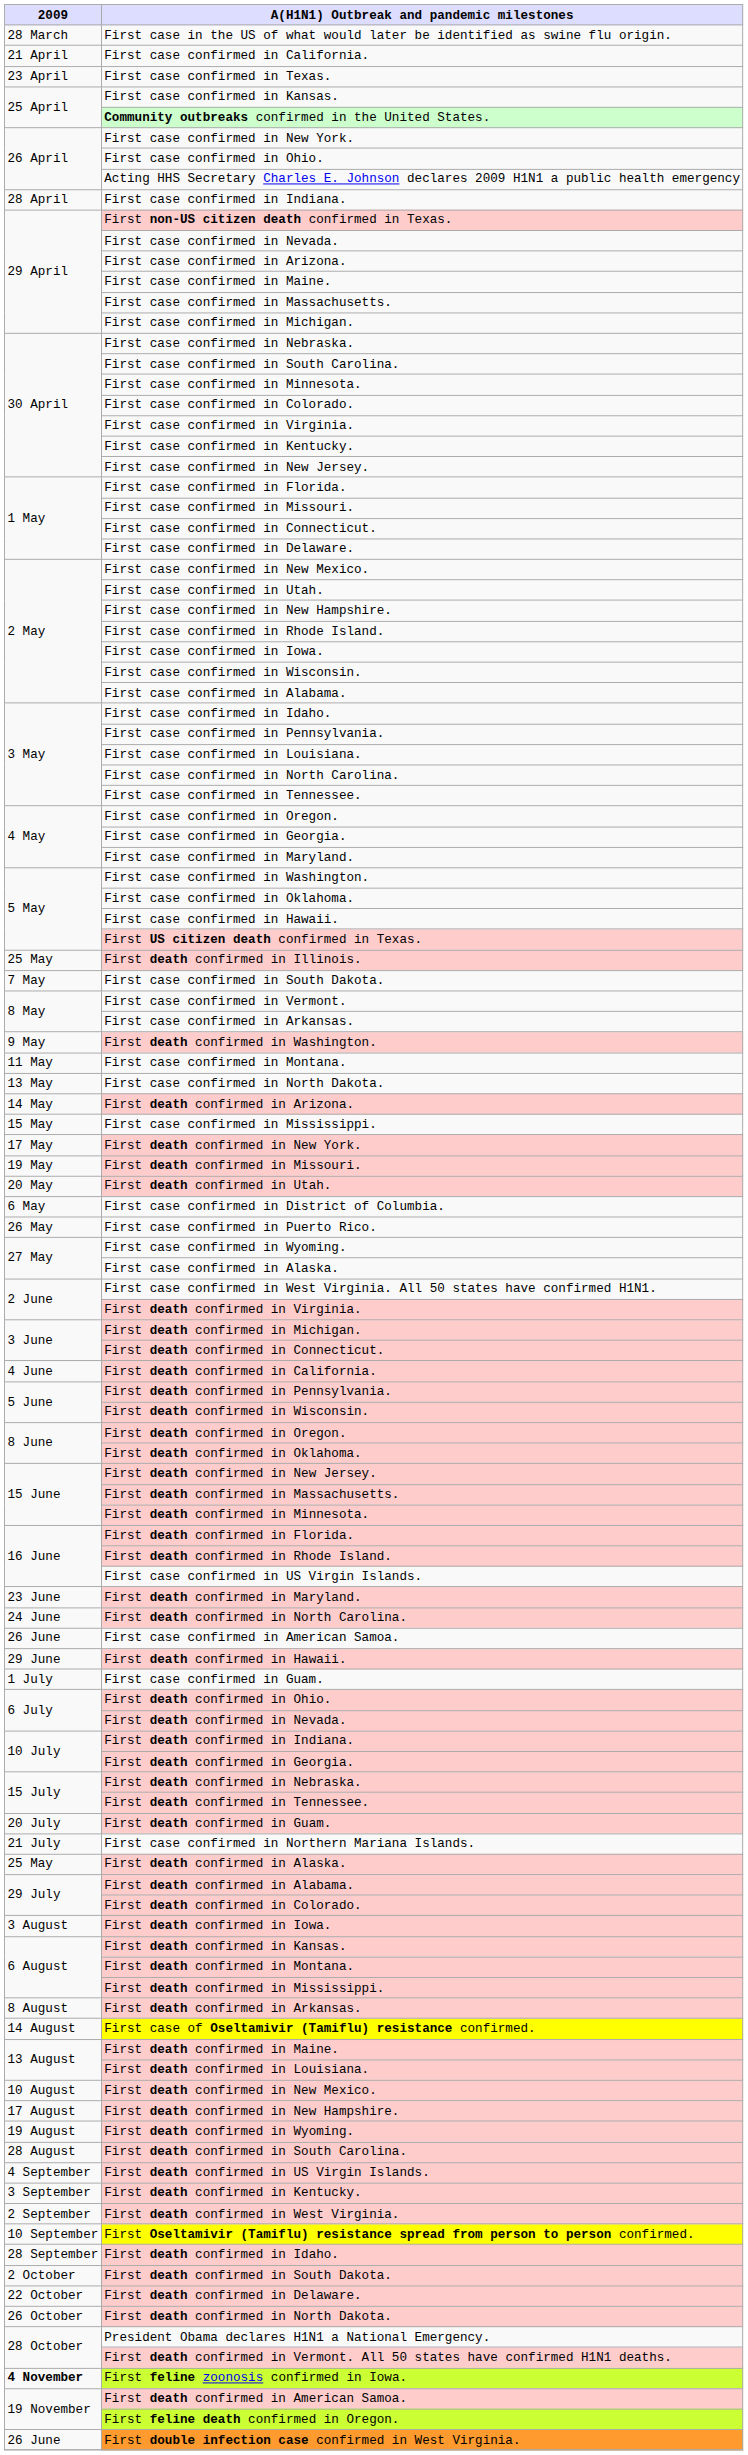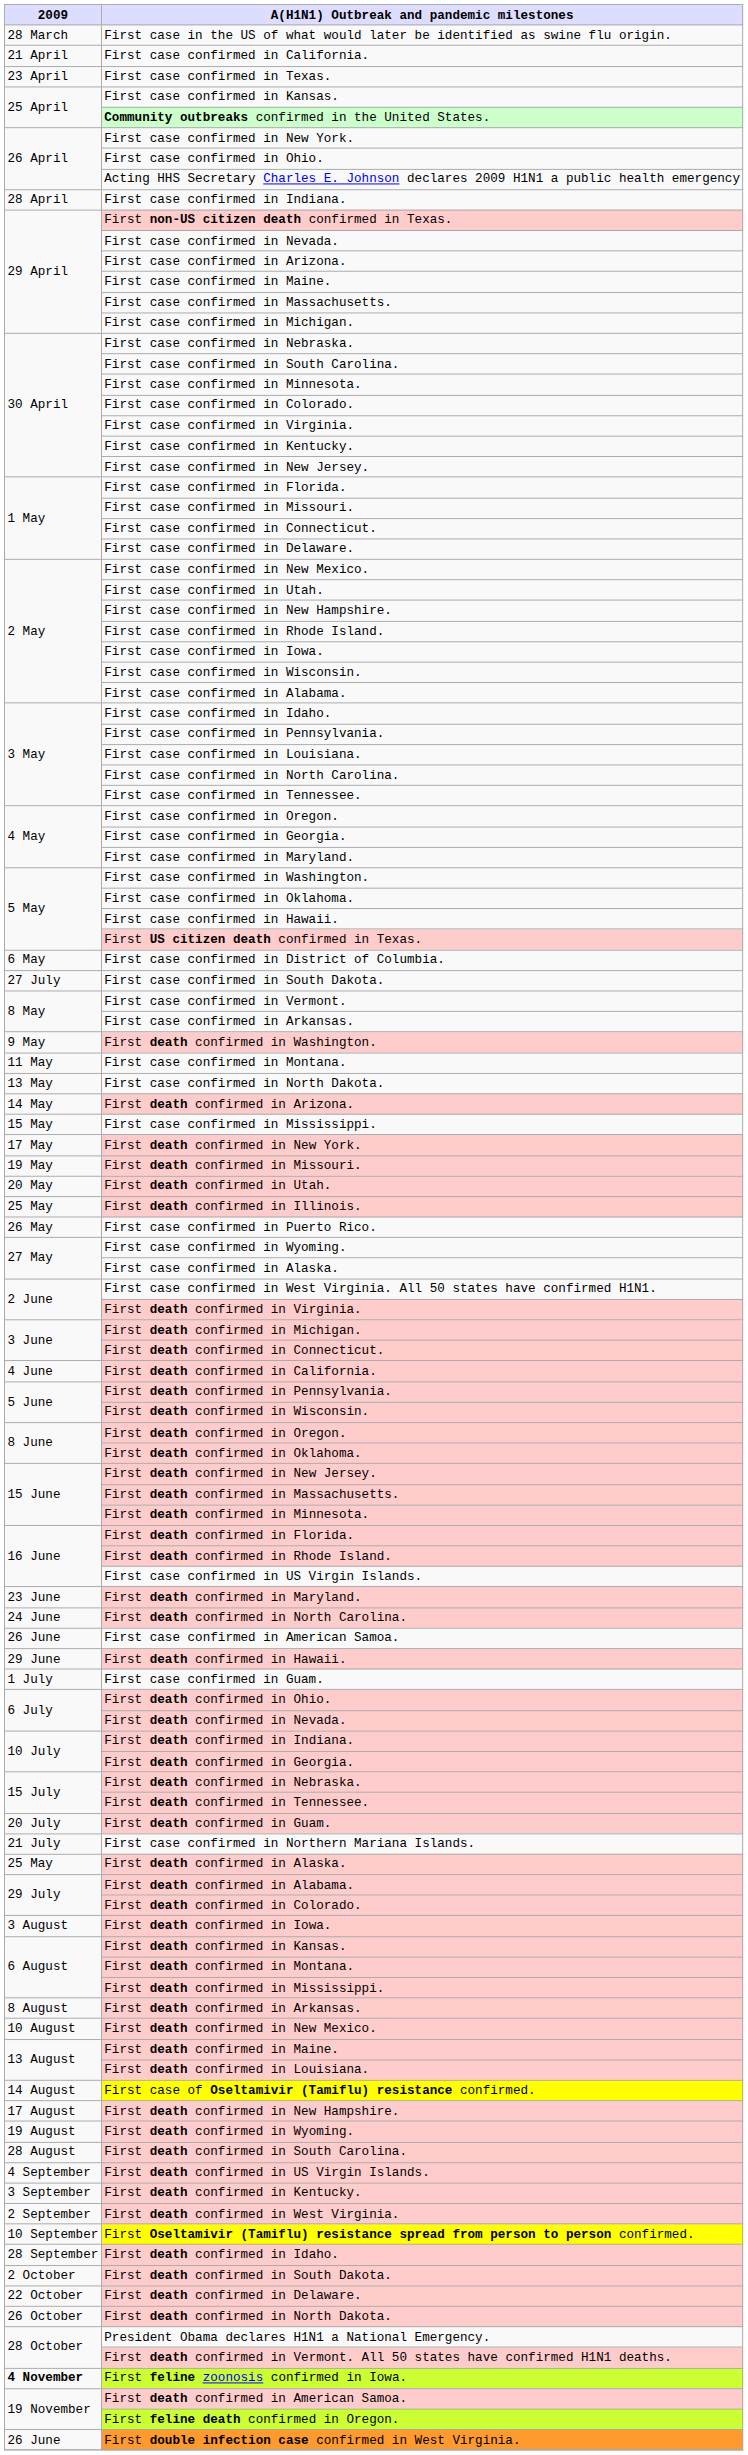rows swapped: (275, 1207) <-> (233, 960)
(26, 981) 7 May -> (34, 981) 27 July
rows swapped: (241, 2091) <-> (320, 2029)
